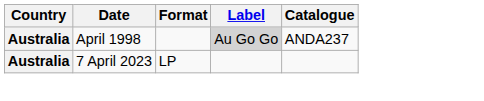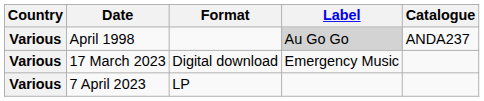(39, 38) Australia -> (35, 38) Various
+ row: (118, 61)
(39, 61) Australia -> (35, 84) Various
